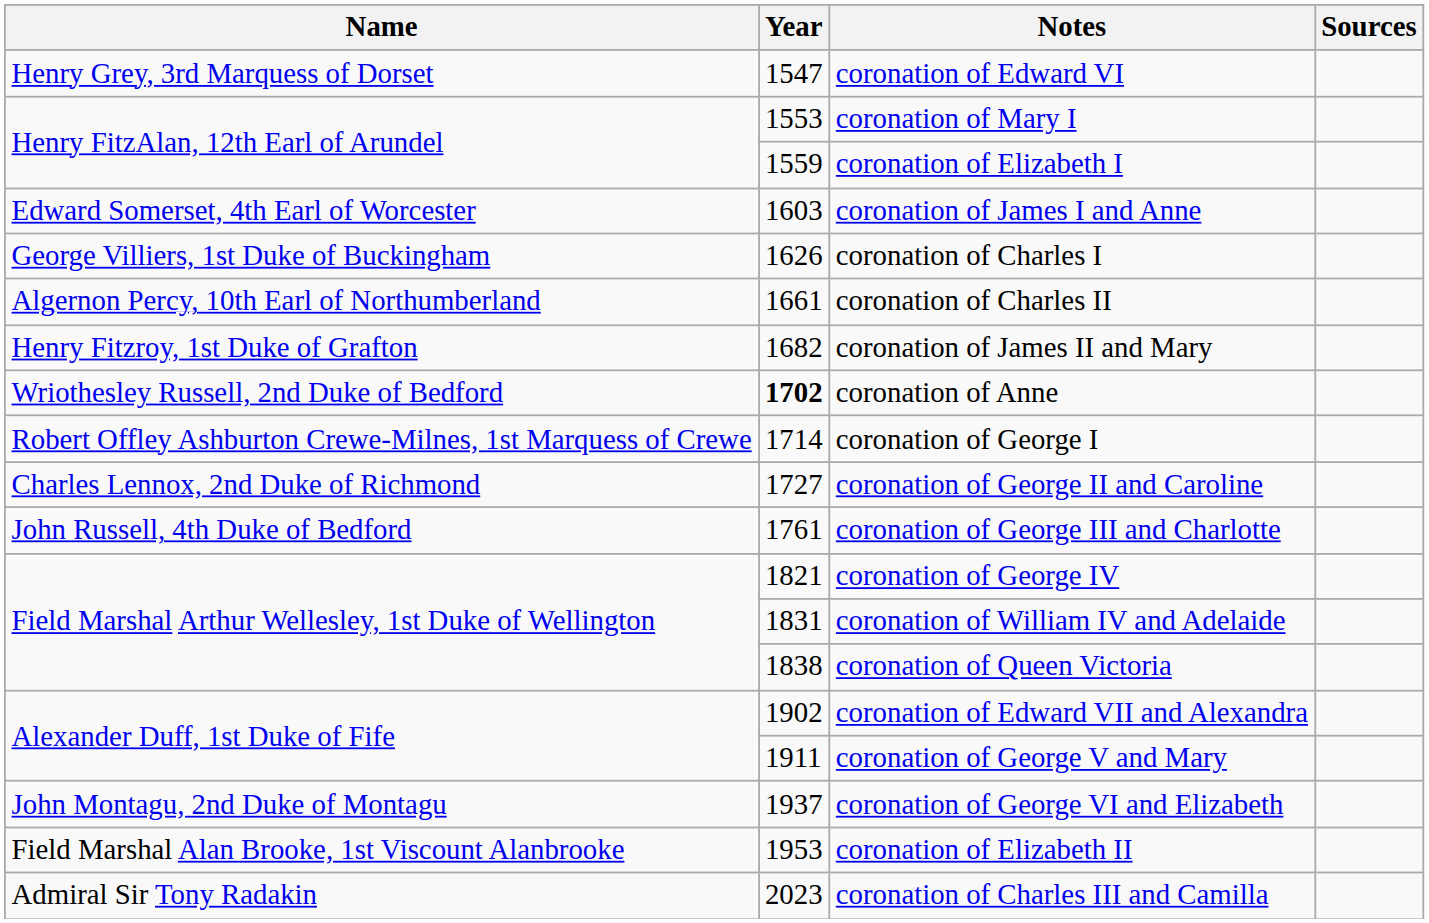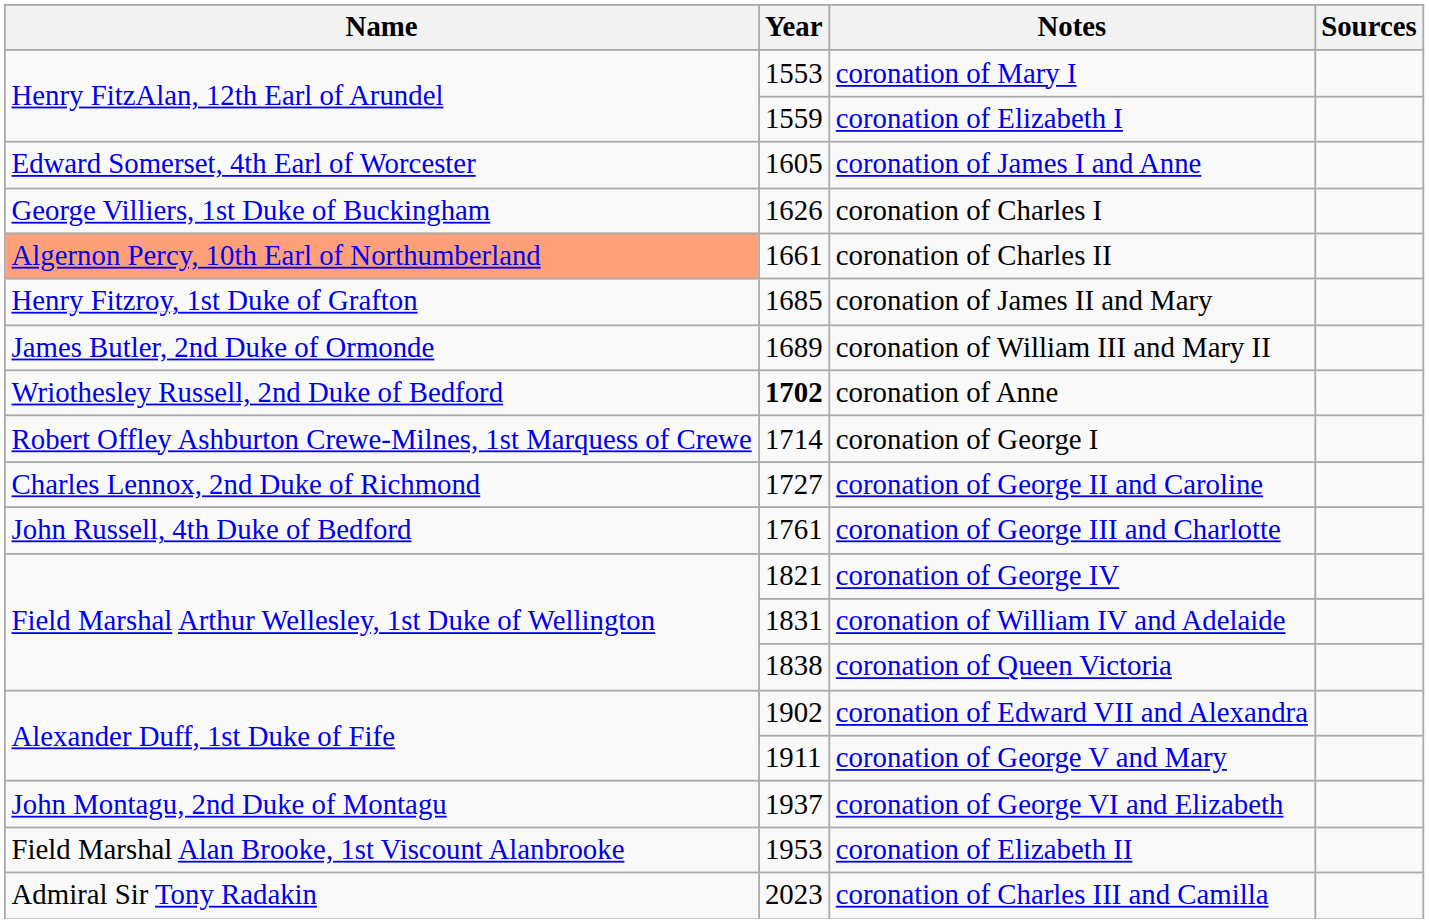- row: (980, 73)
(794, 210) 1603 -> (794, 164) 1605
(276, 301) no background -> (276, 255) lightsalmon background
(794, 347) 1682 -> (794, 301) 1685
+ row: (1053, 347)
